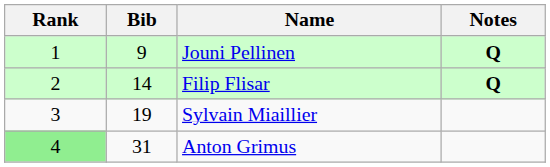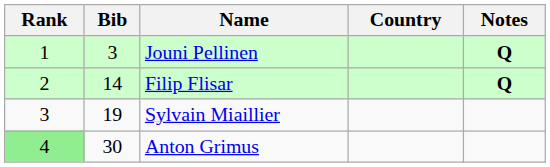+ column: (406, 20)
(142, 51) 9 -> (112, 51) 3
(142, 146) 31 -> (112, 146) 30
